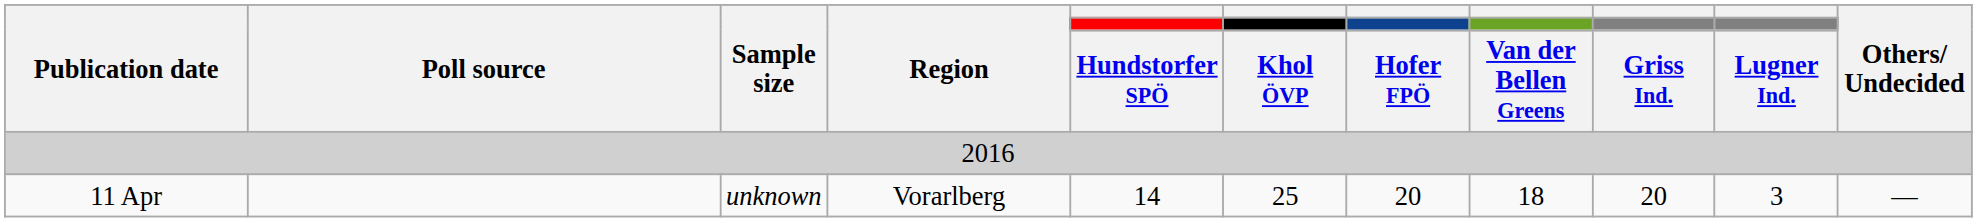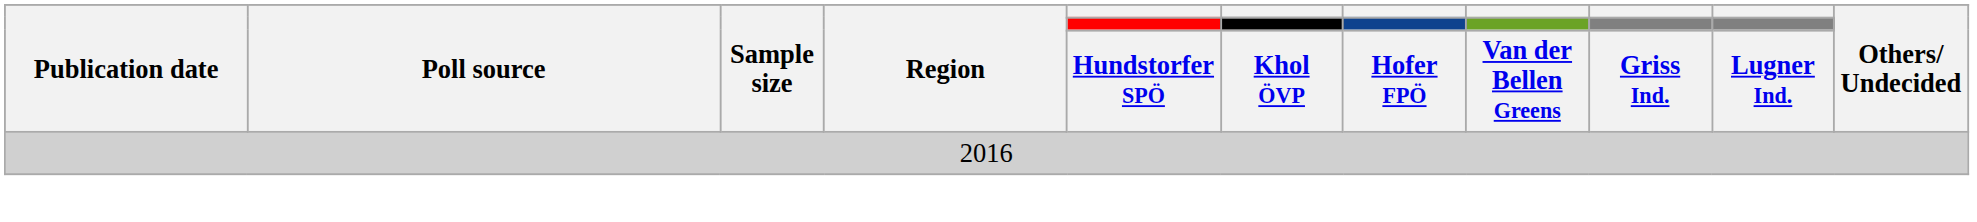- row: (126, 196)
